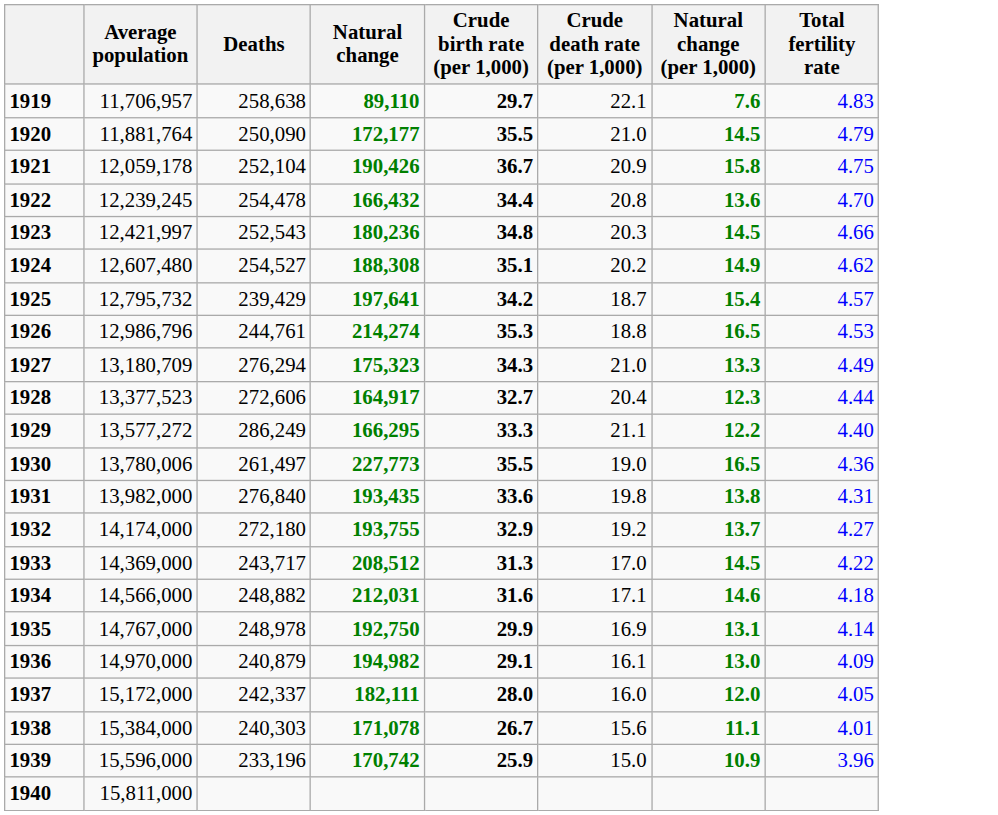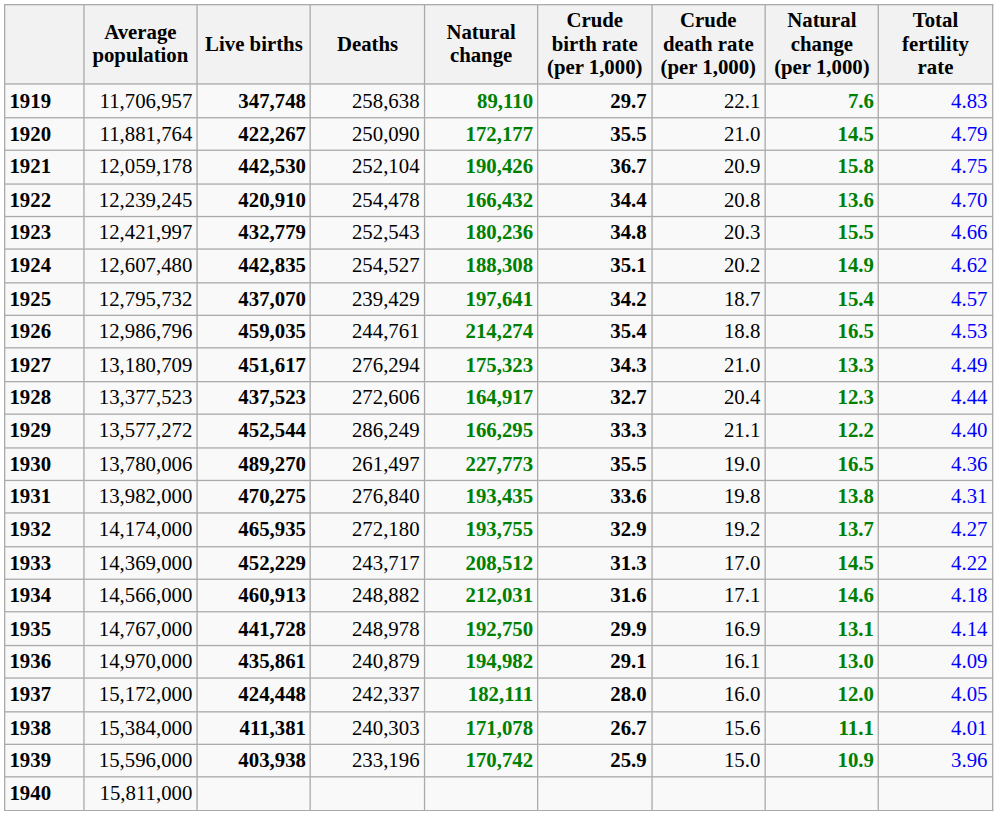+ column: (254, 44)
(742, 232) 14.5 -> (856, 232) 15.5
(515, 331) 35.3 -> (629, 331) 35.4
